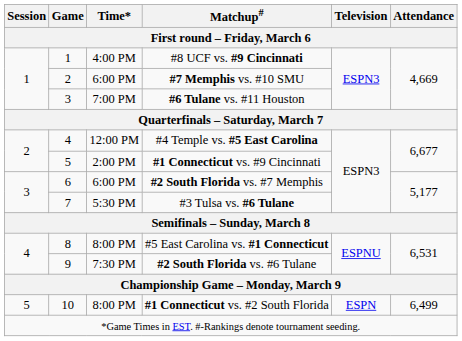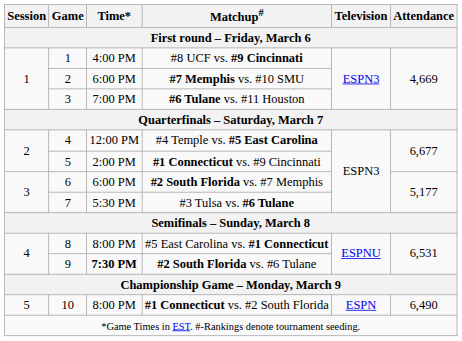(114, 264) normal -> (114, 264) bold
(424, 305) 6,499 -> (424, 305) 6,490
